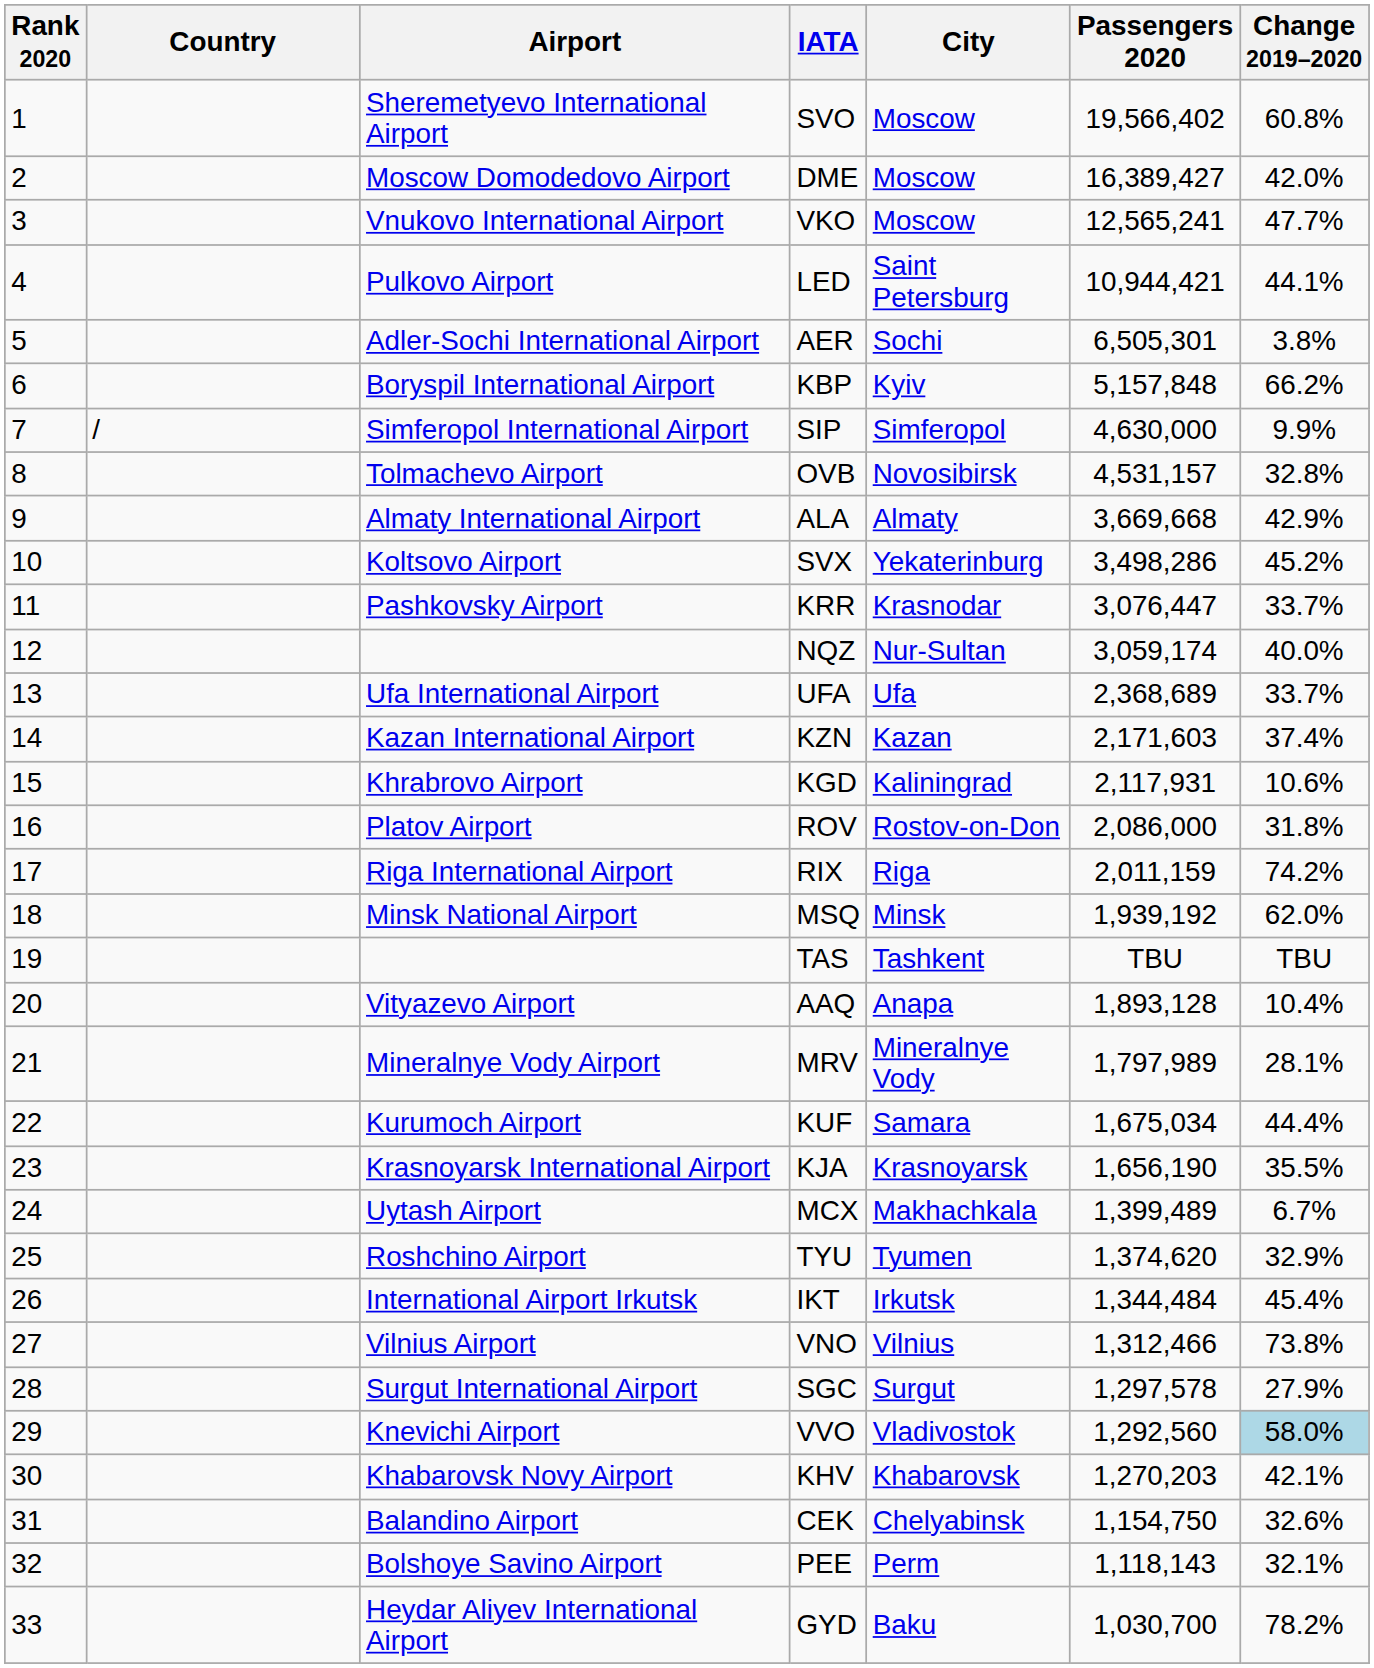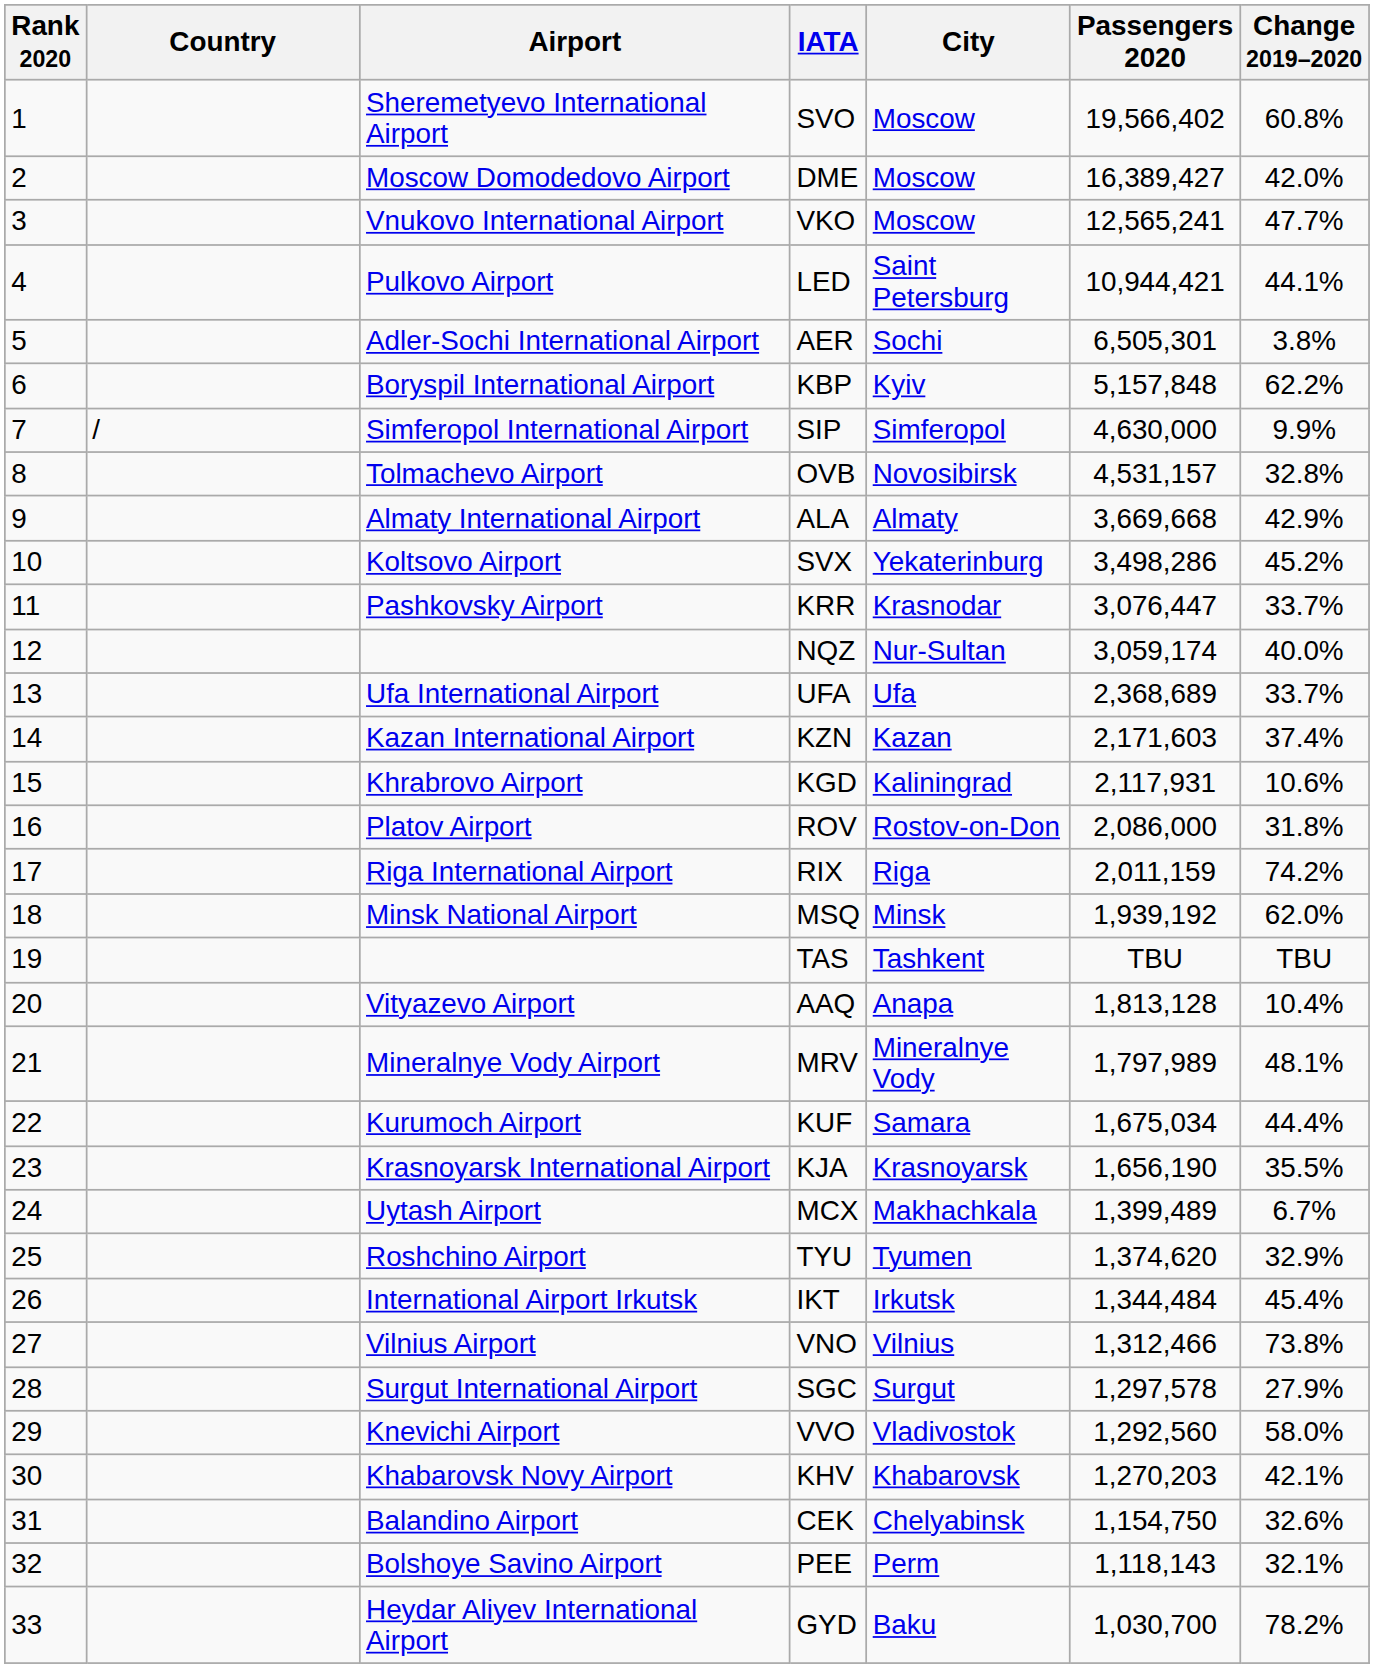(1304, 385) 66.2% -> (1304, 385) 62.2%
(1155, 1003) 1,893,128 -> (1155, 1003) 1,813,128
(1304, 1063) 28.1% -> (1304, 1063) 48.1%
(1304, 1432) lightblue background -> (1304, 1432) no background
